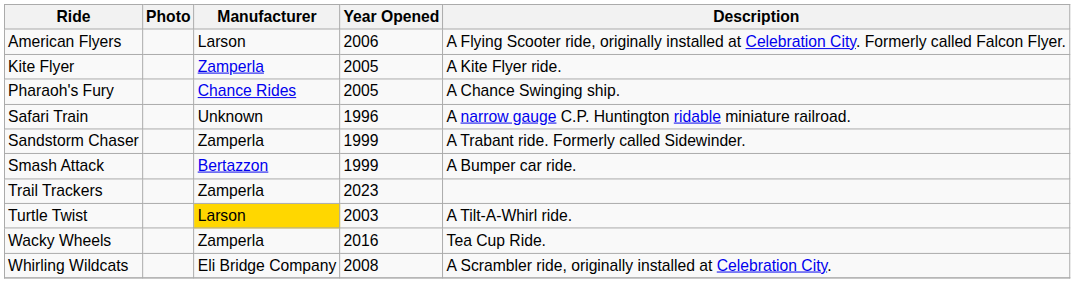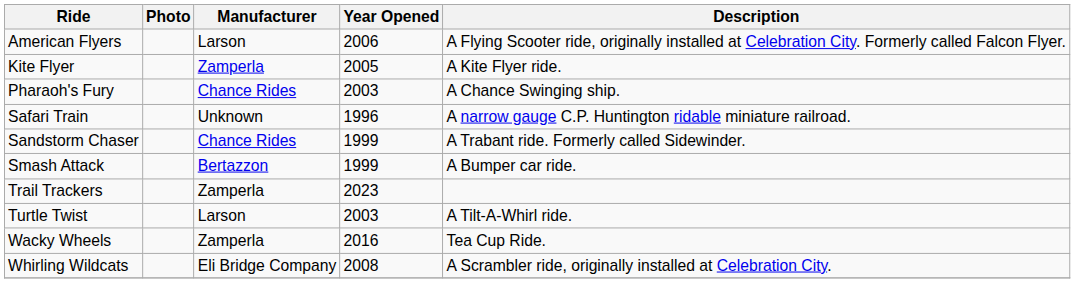(361, 91) 2005 -> (361, 91) 2003
(231, 141) Zamperla -> (247, 141) Chance Rides
(222, 215) gold background -> (222, 215) no background
